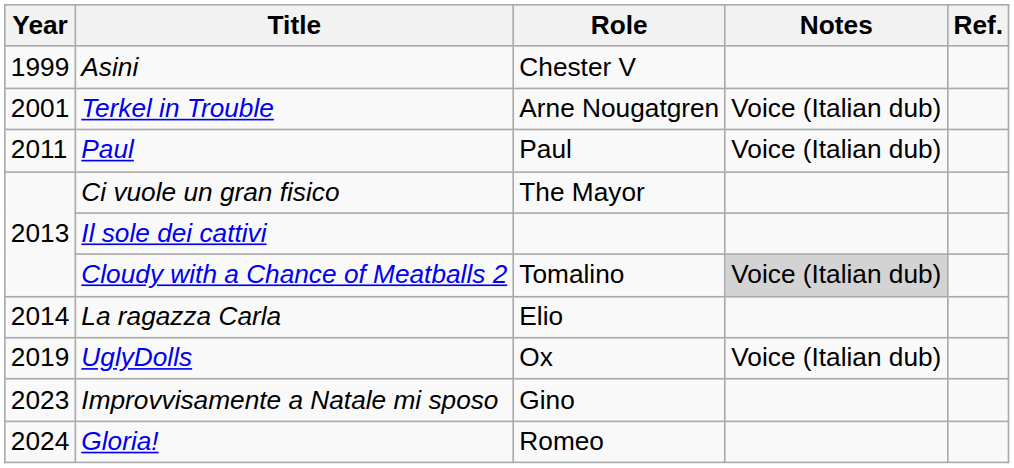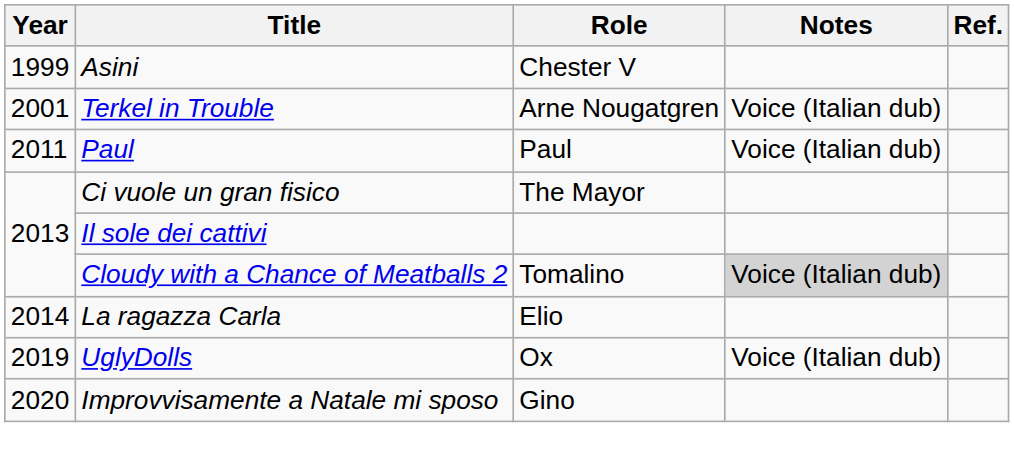(40, 399) 2023 -> (40, 399) 2020
- row: (120, 441)
